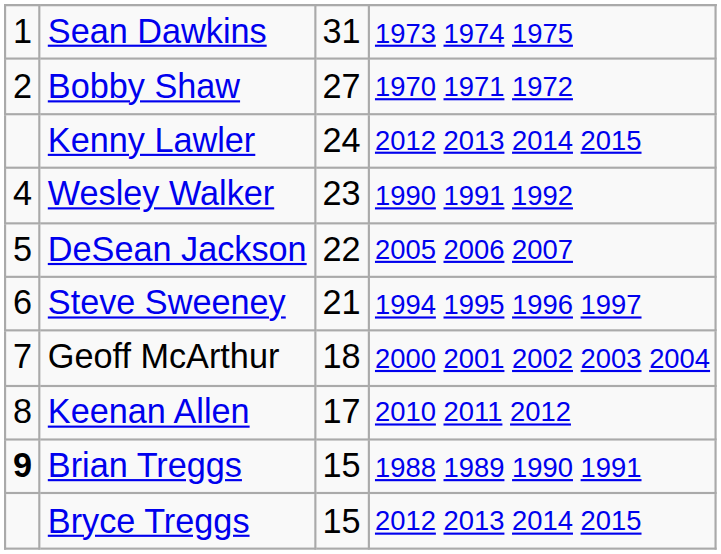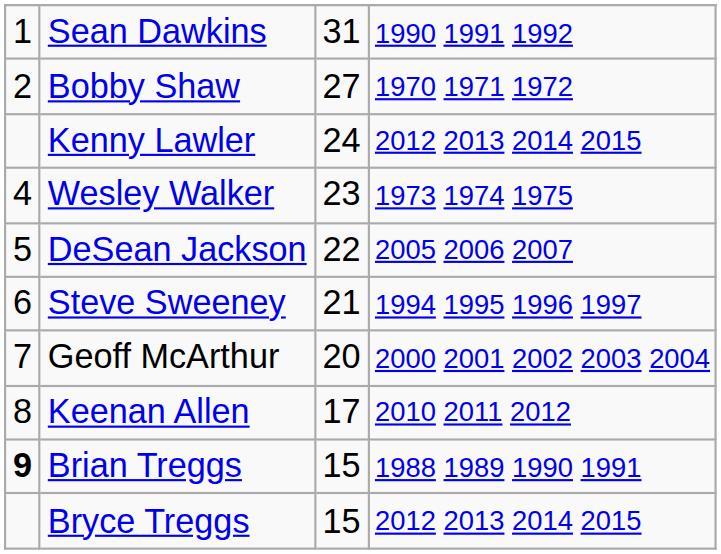(474, 32) 1973 1974 1975 -> (474, 32) 1990 1991 1992
(474, 195) 1990 1991 1992 -> (474, 195) 1973 1974 1975
(342, 357) 18 -> (342, 357) 20
